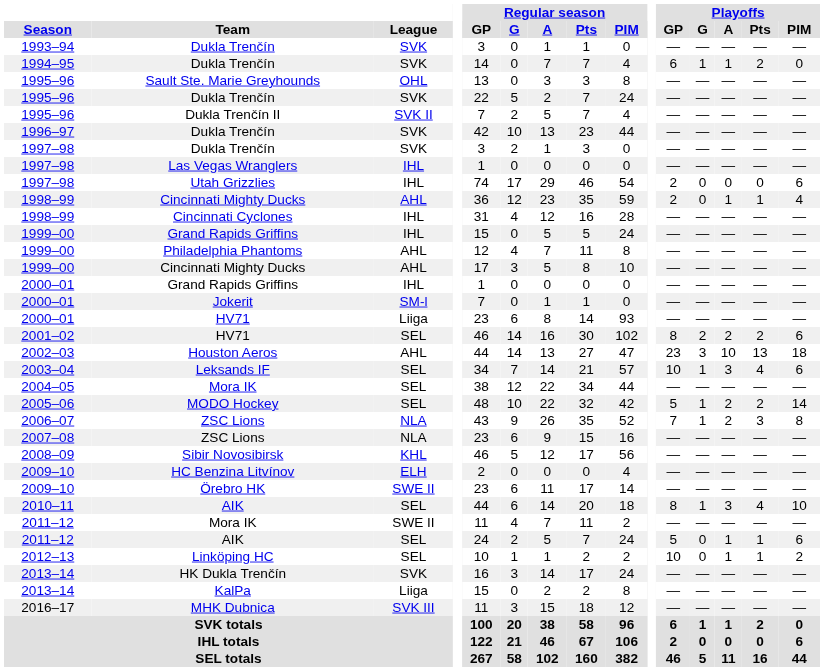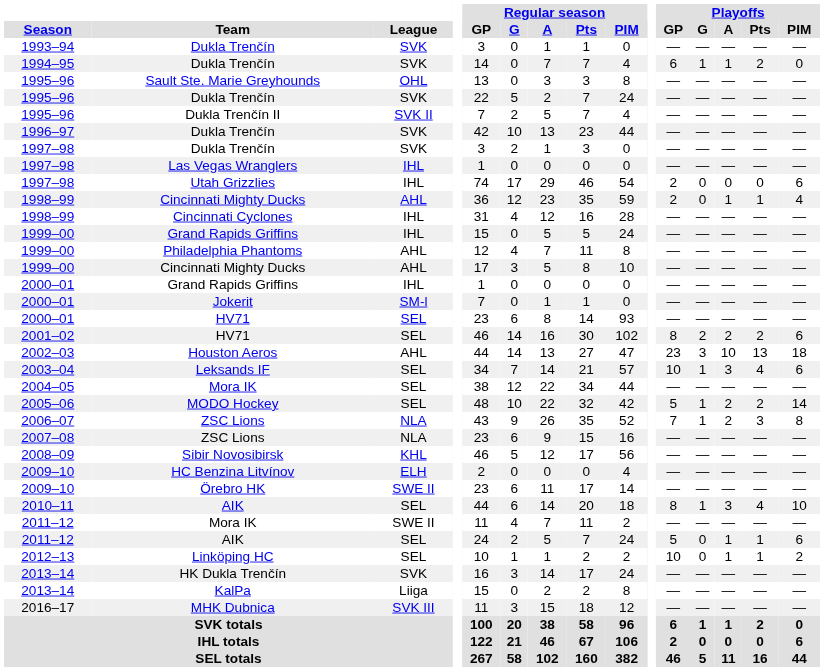(413, 318) Liiga -> (413, 318) SEL
